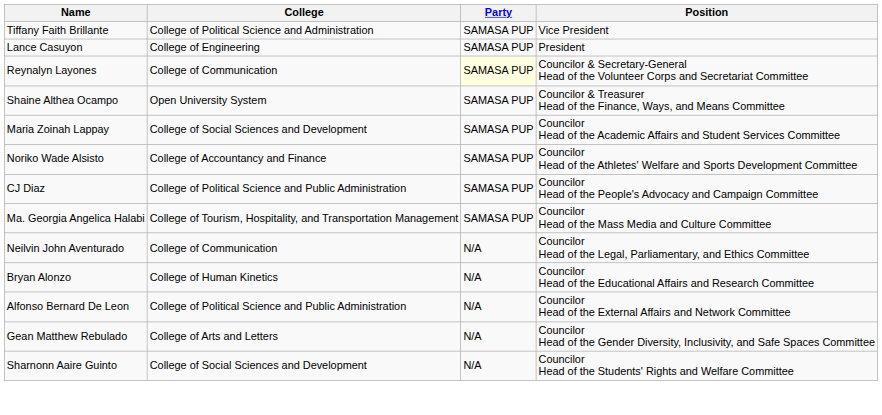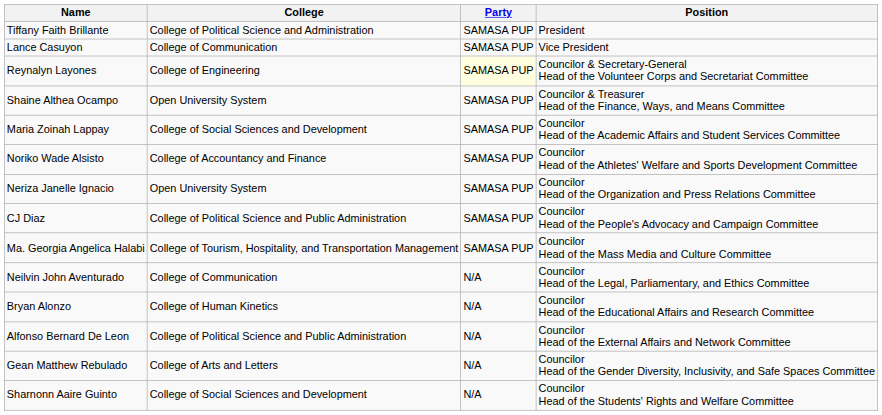(574, 30) Vice President -> (562, 30) President
(205, 47) College of Engineering -> (214, 47) College of Communication
(562, 47) President -> (574, 47) Vice President
(214, 71) College of Communication -> (205, 71) College of Engineering
+ row: (60, 188)
